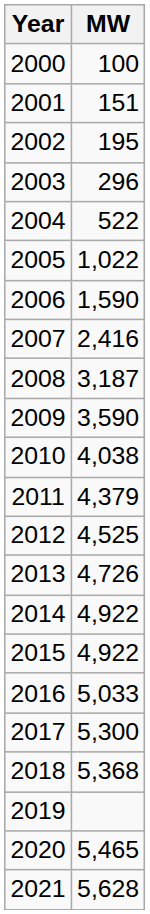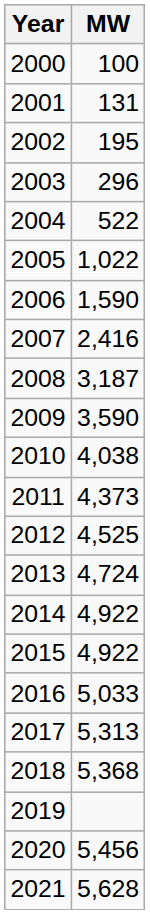(118, 102) 151 -> (118, 102) 131
(108, 496) 4,379 -> (108, 496) 4,373
(108, 574) 4,726 -> (108, 574) 4,724
(108, 732) 5,300 -> (108, 732) 5,313
(108, 850) 5,465 -> (108, 850) 5,456
